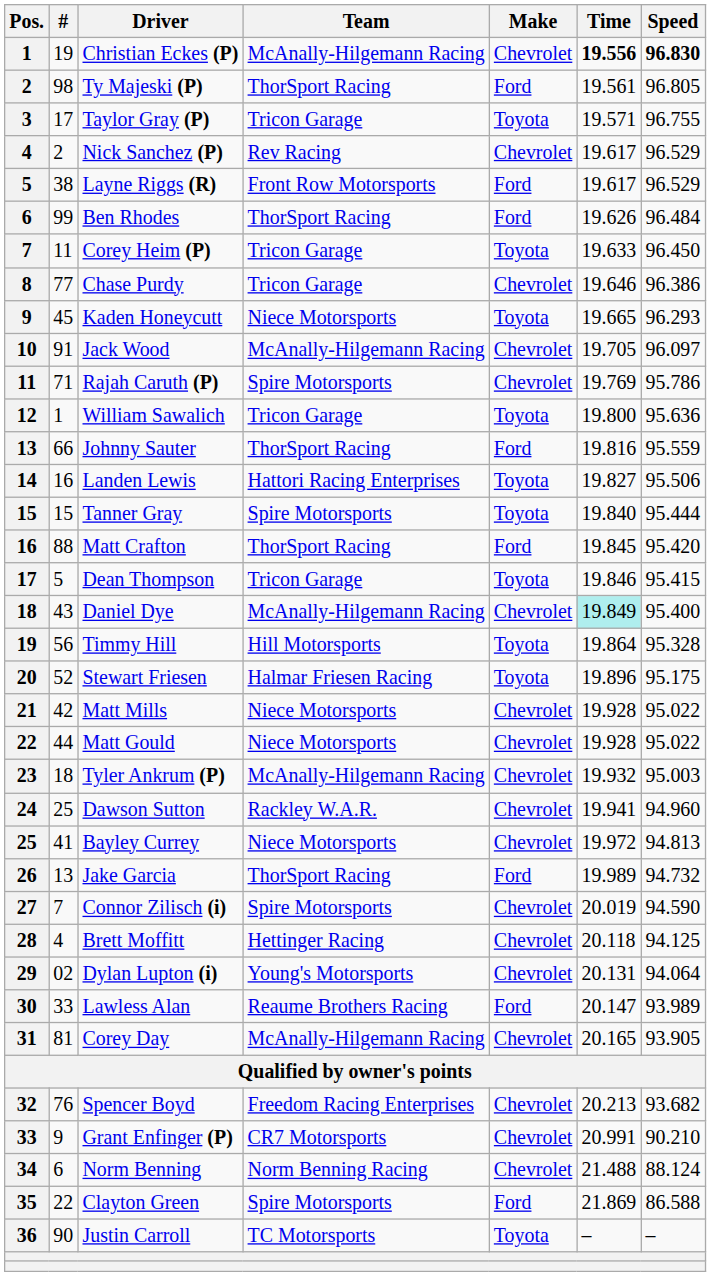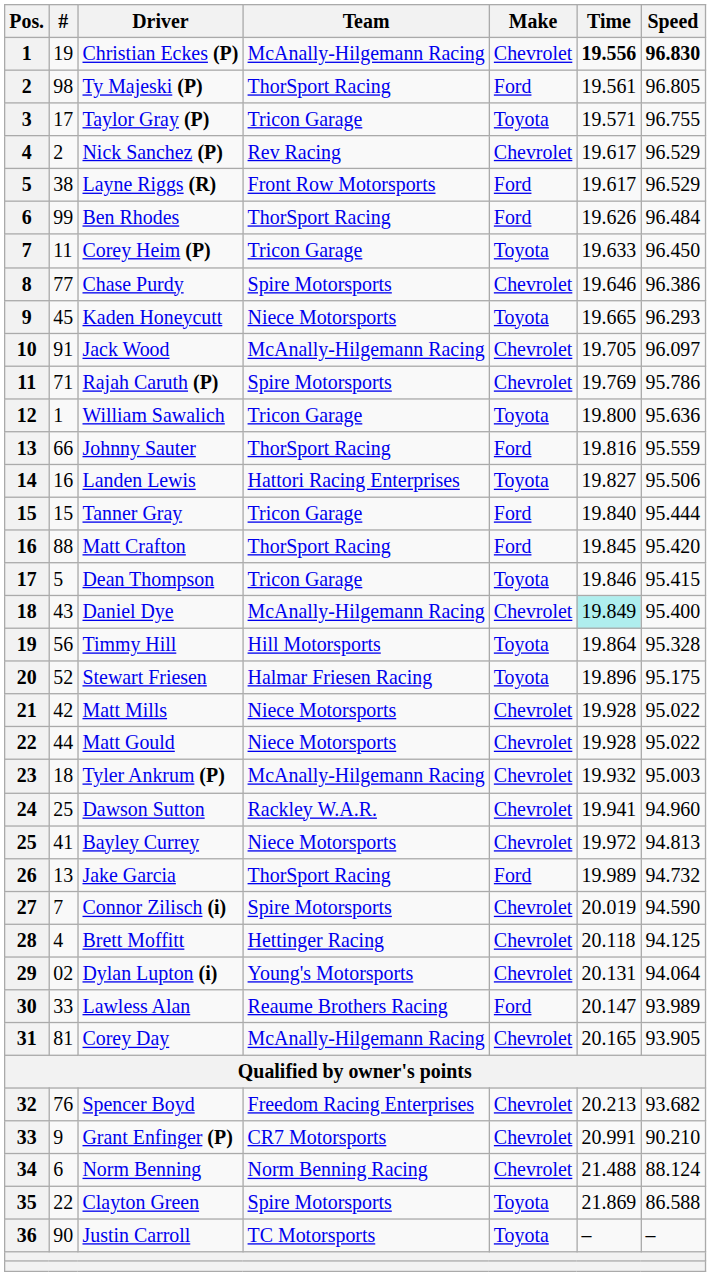(305, 283) Tricon Garage -> (320, 283) Spire Motorsports
(320, 513) Spire Motorsports -> (305, 513) Tricon Garage
(521, 513) Toyota -> (513, 513) Ford
(513, 1203) Ford -> (521, 1203) Toyota
